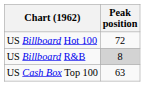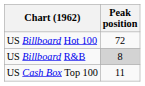(120, 72) 63 -> (120, 72) 11
